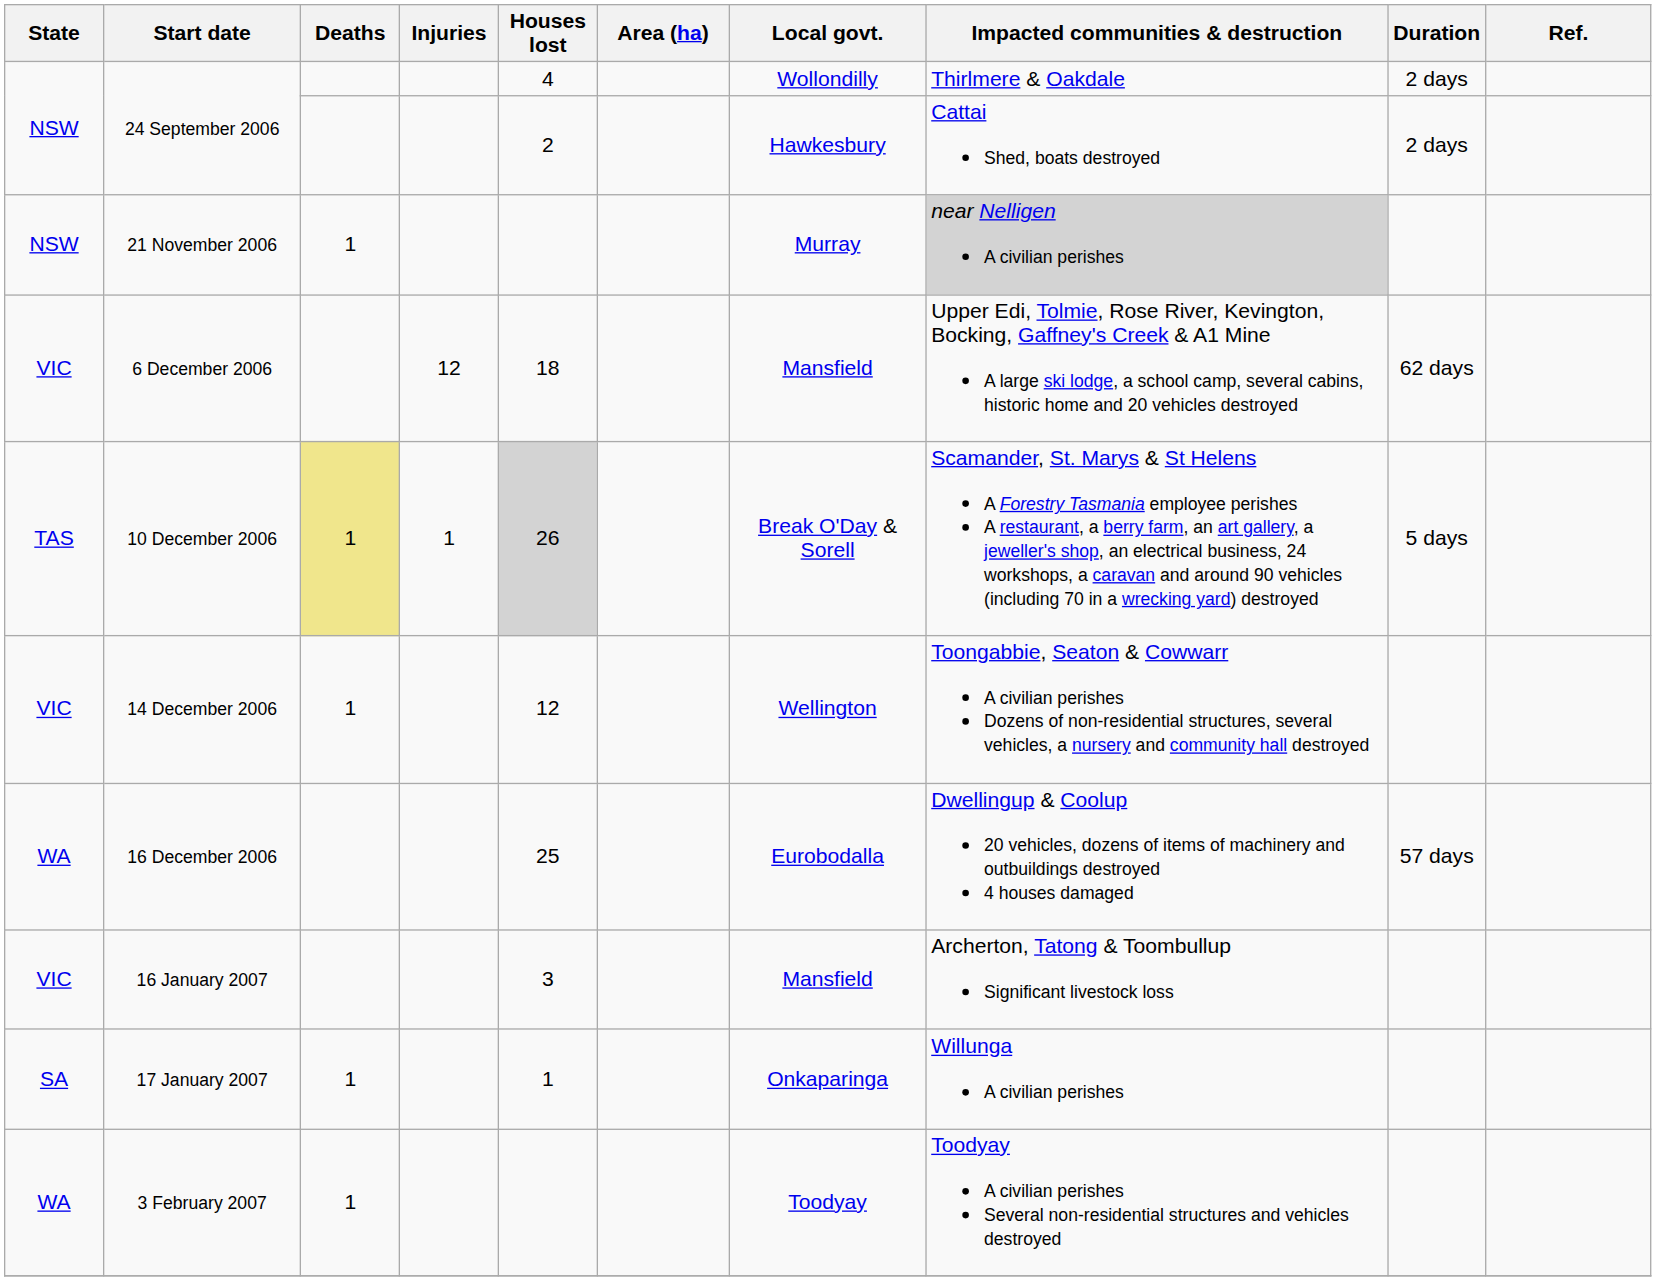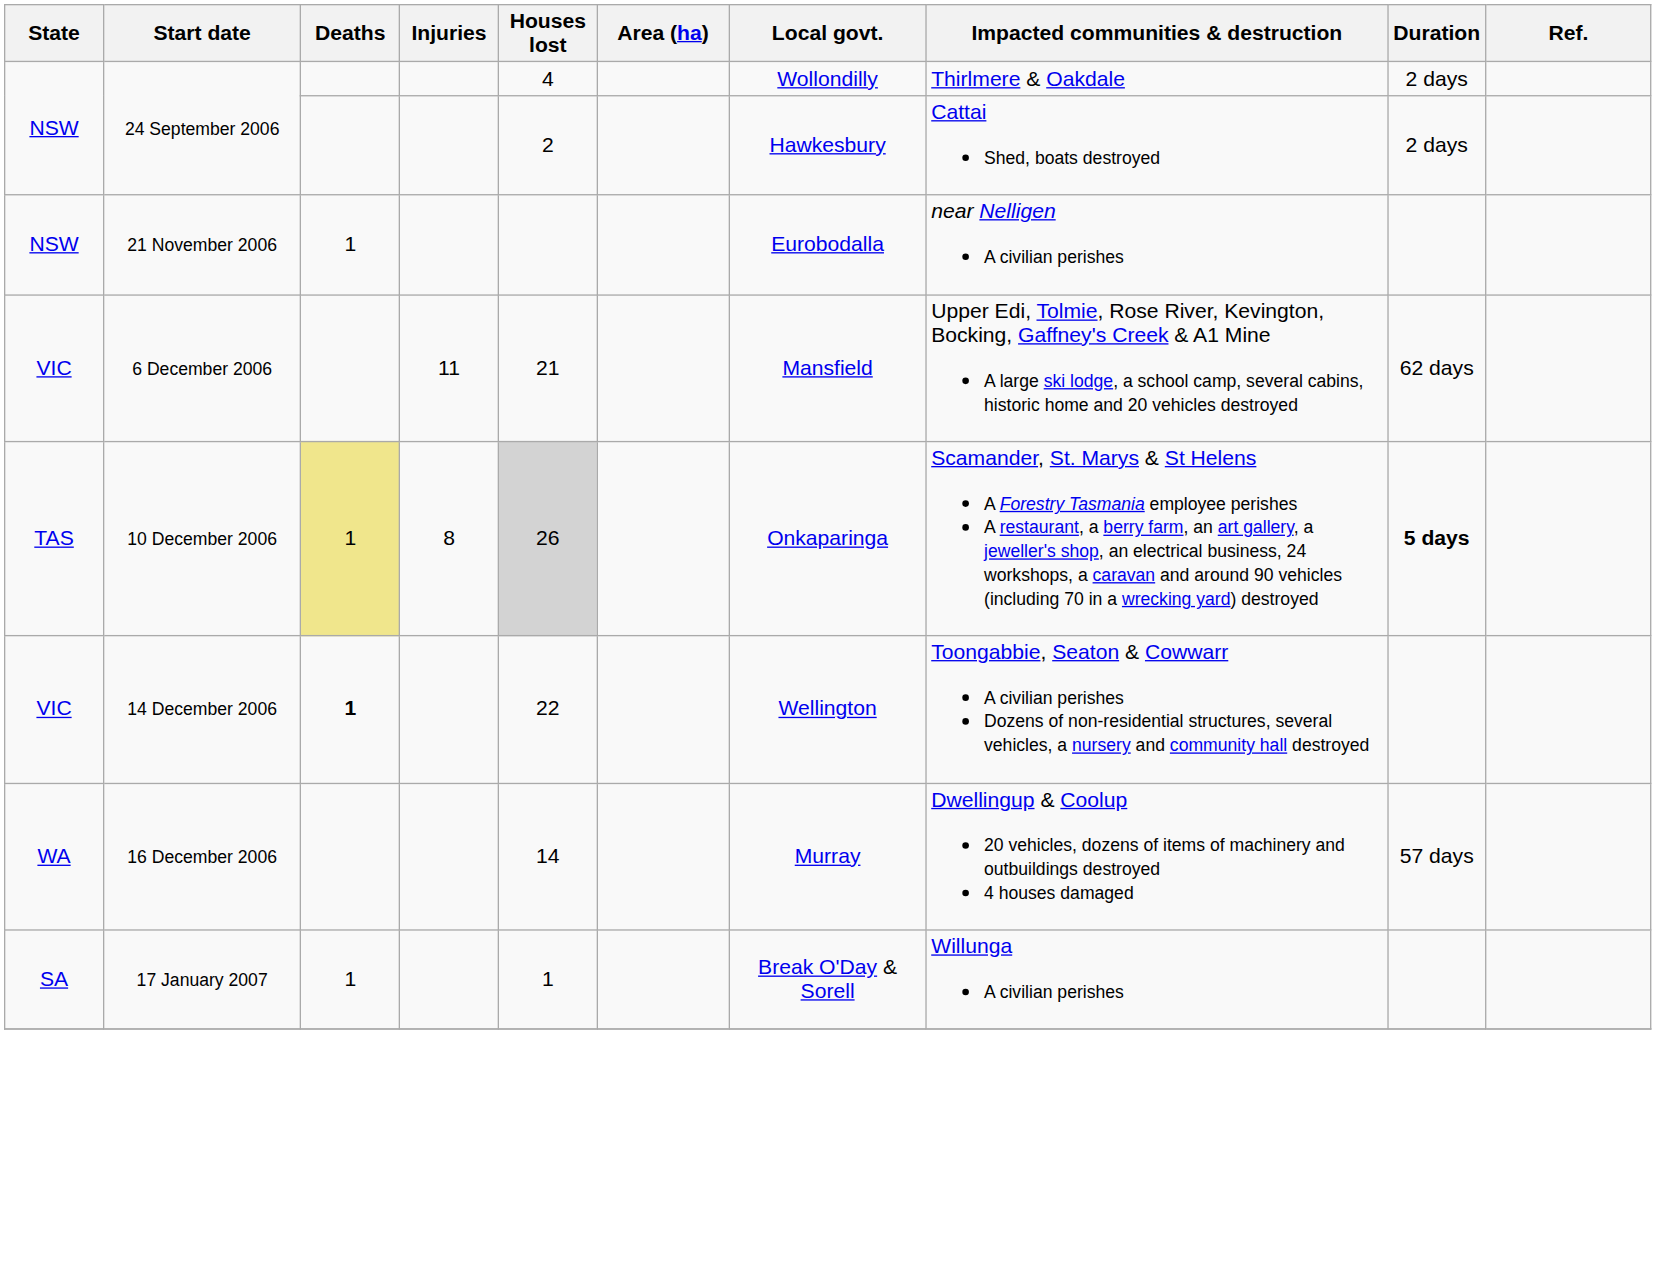(828, 244) Murray -> (828, 244) Eurobodalla
(1157, 234) lightgrey background -> (1157, 234) no background
(449, 367) 12 -> (449, 367) 11
(548, 367) 18 -> (548, 367) 21
(449, 538) 1 -> (449, 538) 8
(828, 538) Break O'Day & Sorell -> (828, 538) Onkaparinga
(1437, 538) normal -> (1437, 538) bold
(350, 709) normal -> (350, 709) bold
(548, 709) 12 -> (548, 709) 22
(548, 856) 25 -> (548, 856) 14
(828, 856) Eurobodalla -> (828, 856) Murray
- row: (54, 979)
(828, 1079) Onkaparinga -> (828, 979) Break O'Day & Sorell
- row: (54, 1202)
